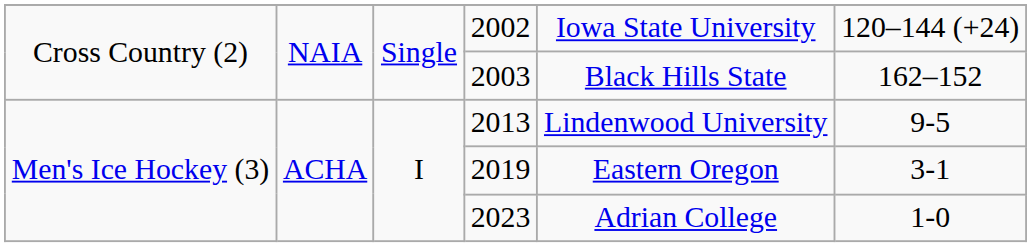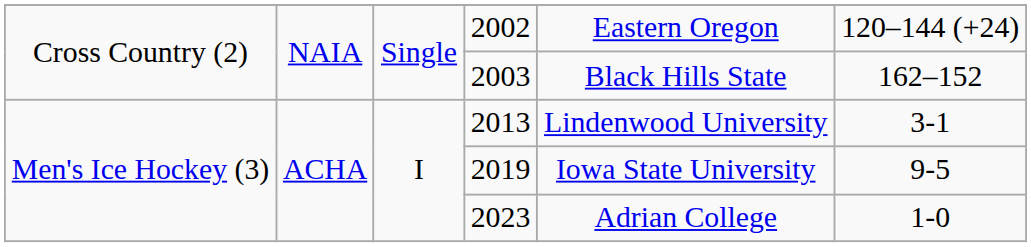(686, 28) Iowa State University -> (686, 28) Eastern Oregon
(930, 122) 9-5 -> (930, 122) 3-1
(686, 169) Eastern Oregon -> (686, 169) Iowa State University
(930, 169) 3-1 -> (930, 169) 9-5
